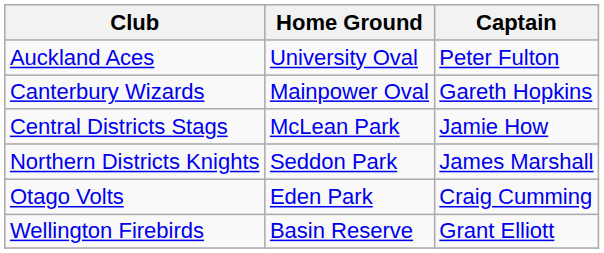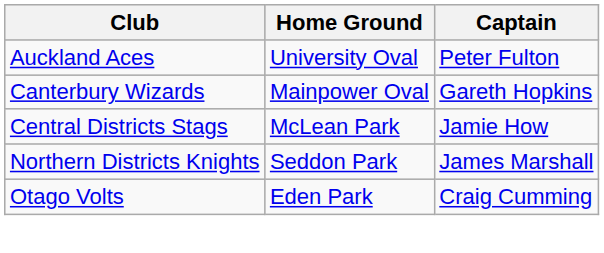- row: (107, 231)
